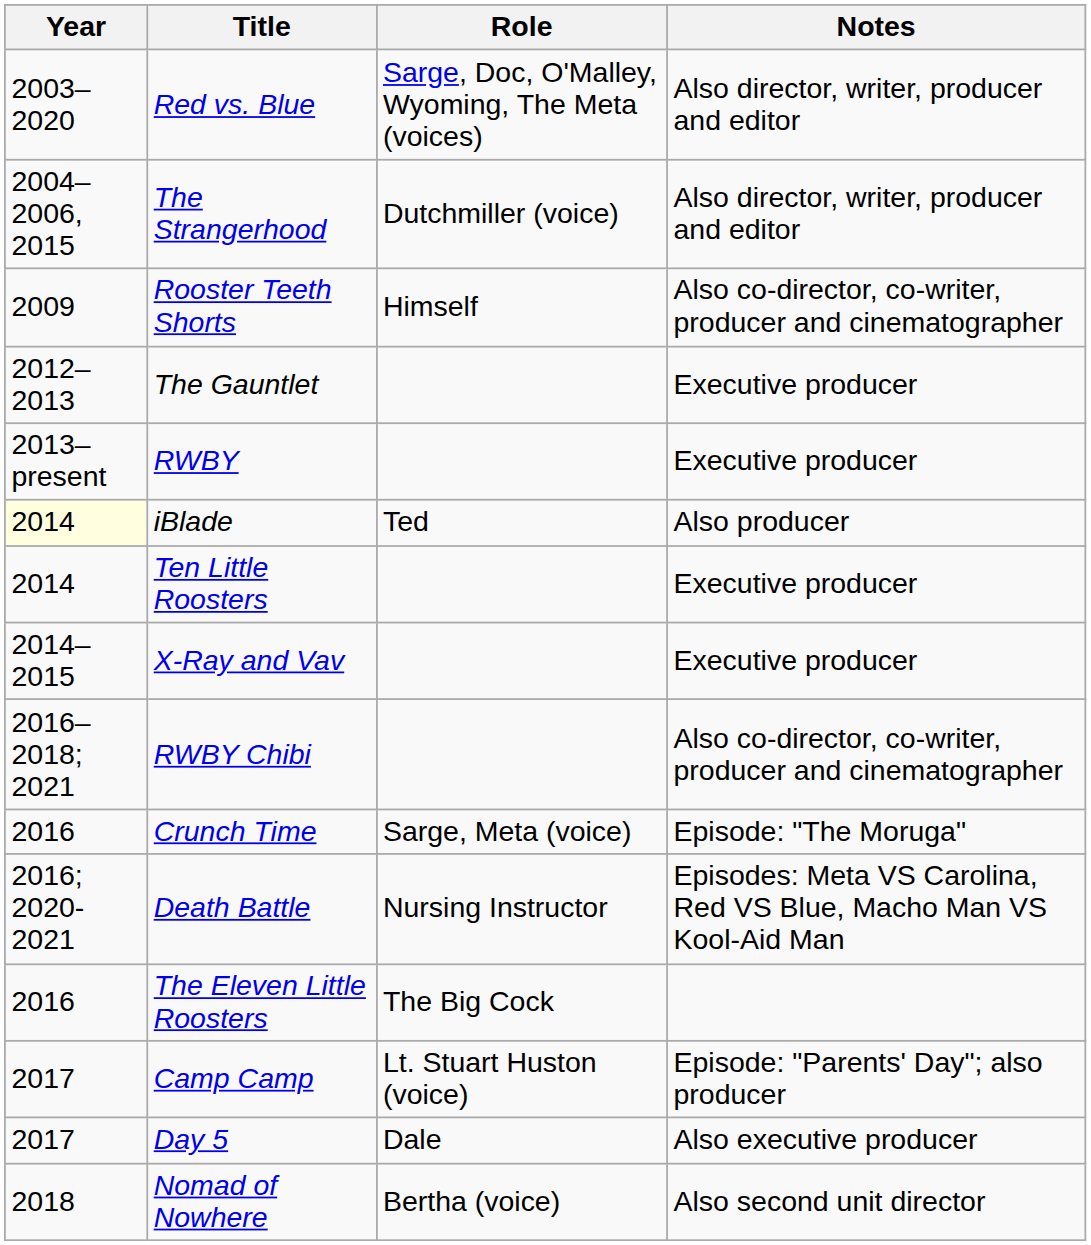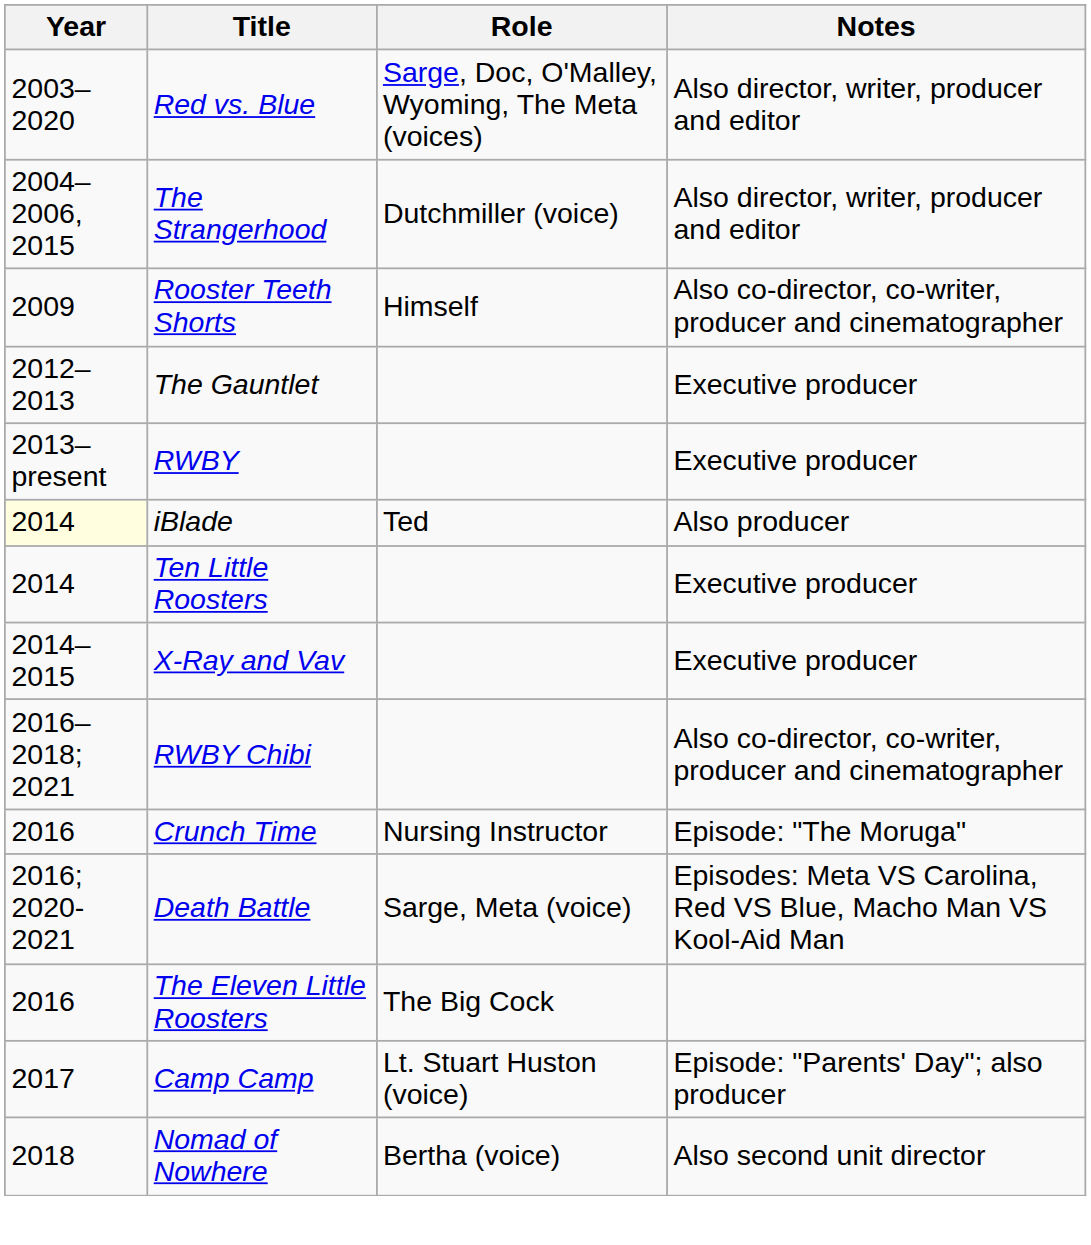(507, 831) Sarge, Meta (voice) -> (495, 831) Nursing Instructor
(495, 908) Nursing Instructor -> (507, 908) Sarge, Meta (voice)
- row: (191, 1140)
